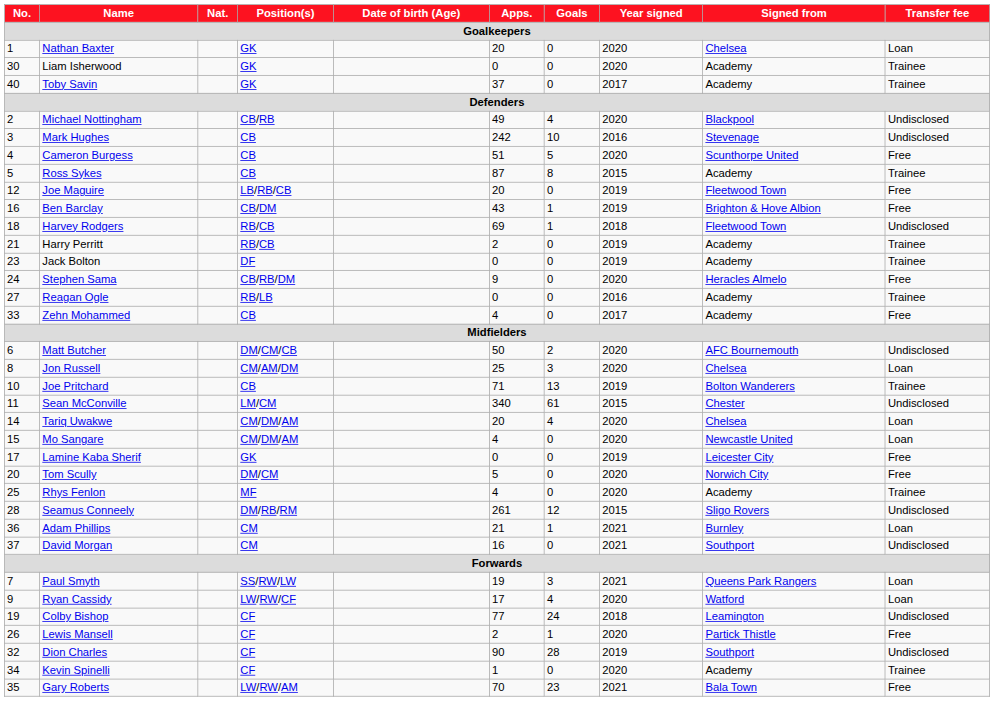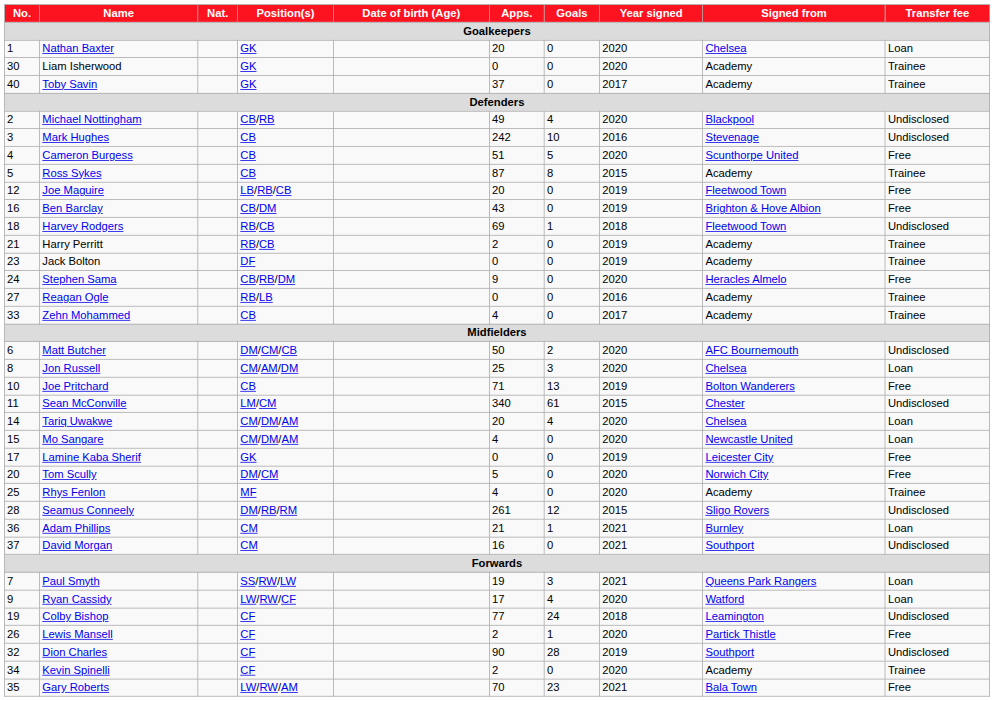(550, 209) 1 -> (550, 209) 0
(899, 315) Free -> (907, 315) Trainee
(907, 386) Trainee -> (899, 386) Free
(495, 670) 1 -> (495, 670) 2
